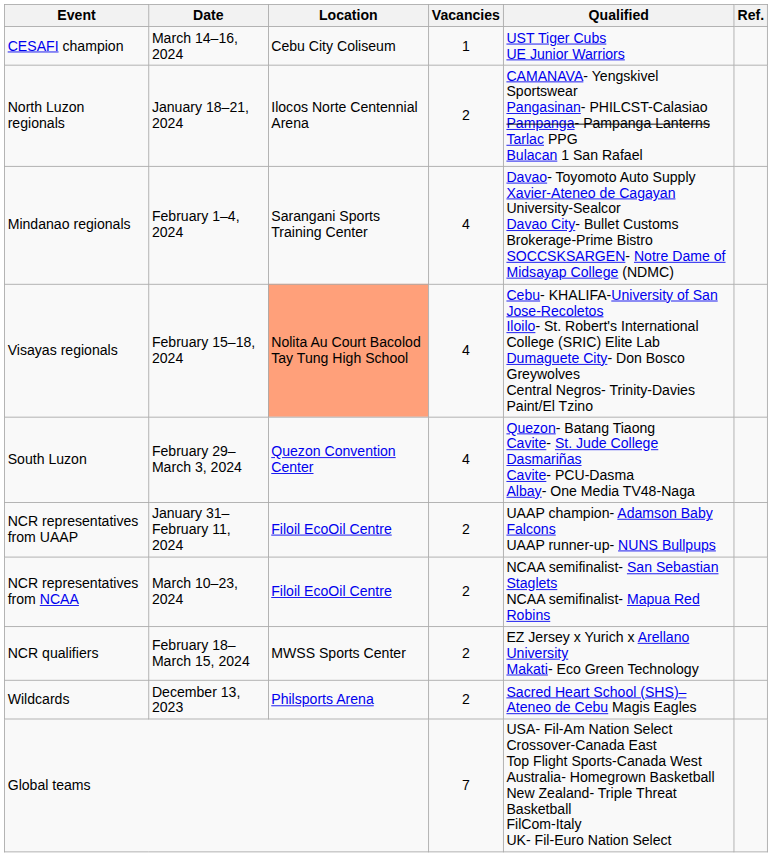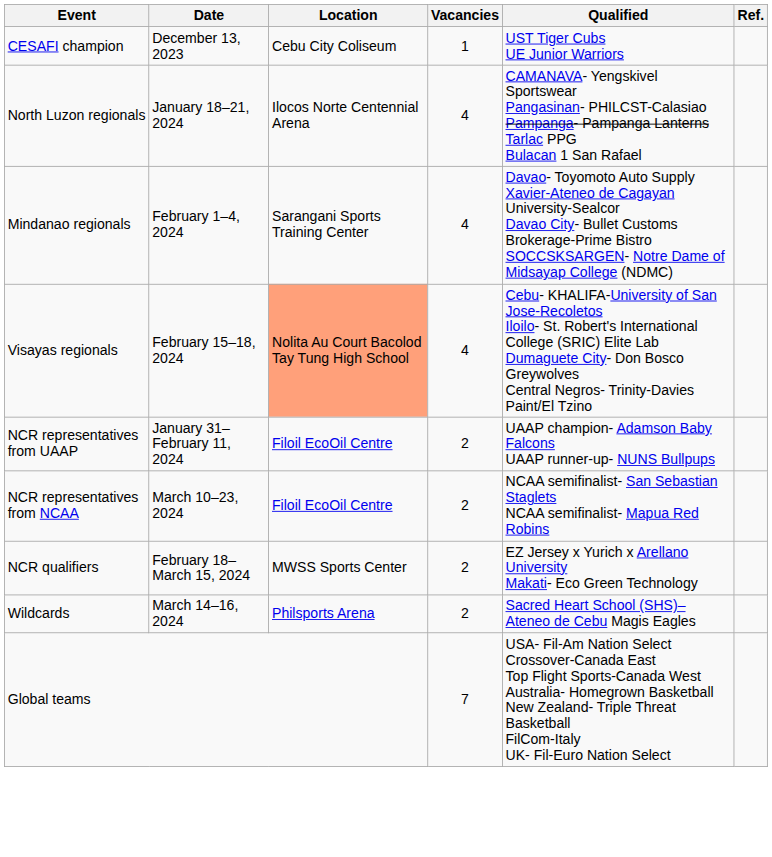(195, 45) March 14–16, 2024 -> (196, 45) December 13, 2023
(466, 115) 2 -> (465, 115) 4
- row: (47, 459)
(196, 699) December 13, 2023 -> (195, 614) March 14–16, 2024
